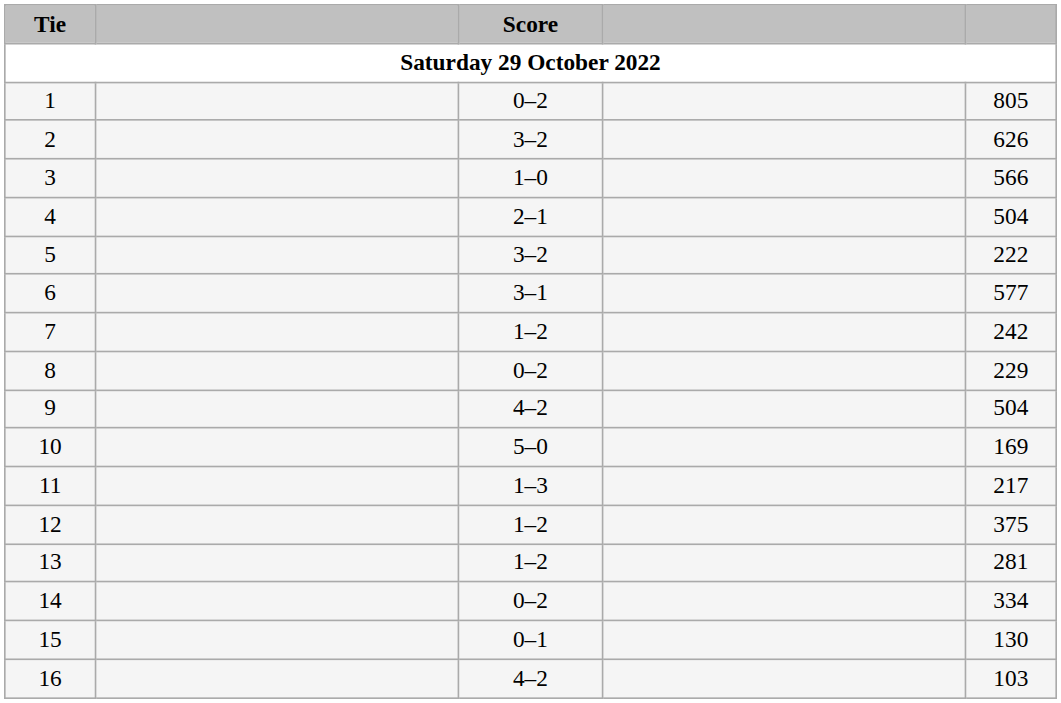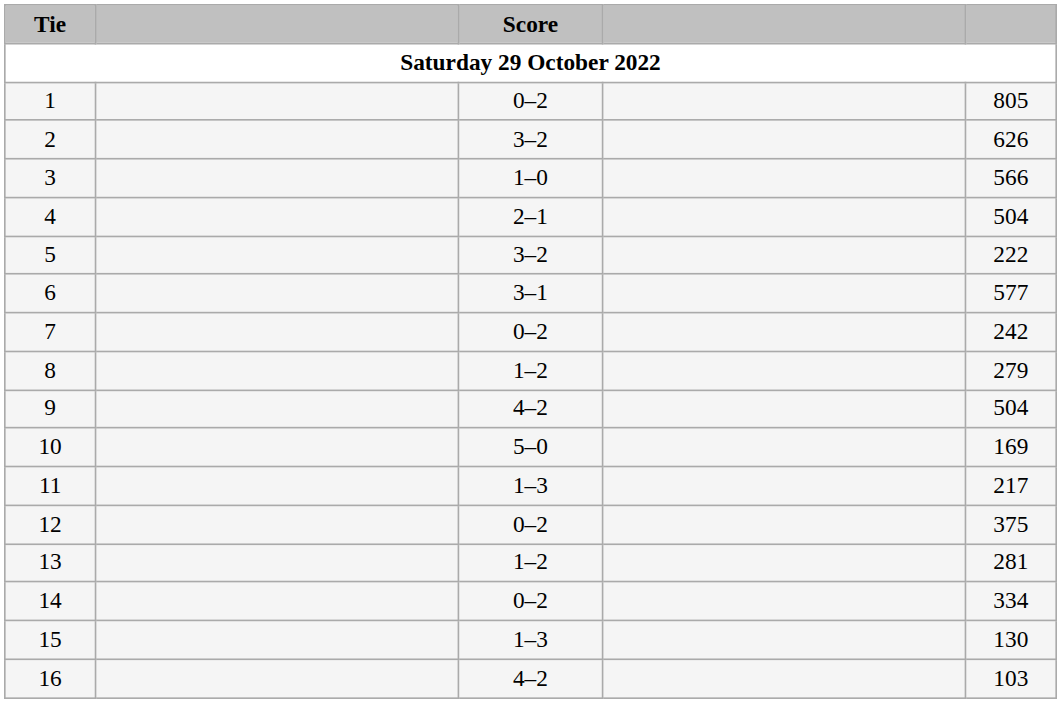(530, 331) 1–2 -> (530, 331) 0–2
(530, 370) 0–2 -> (530, 370) 1–2
(1011, 370) 229 -> (1011, 370) 279
(530, 524) 1–2 -> (530, 524) 0–2
(530, 639) 0–1 -> (530, 639) 1–3
